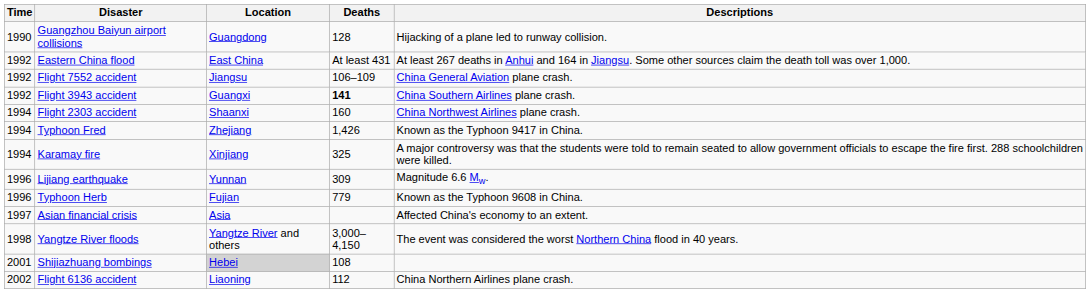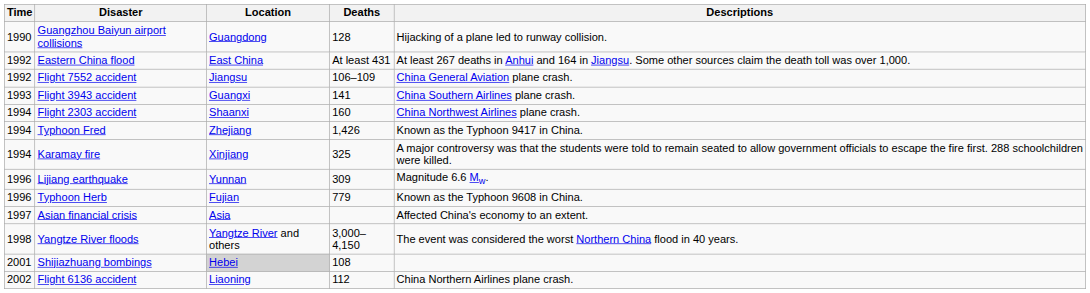(19, 95) 1992 -> (19, 95) 1993
(341, 95) bold -> (341, 95) normal
